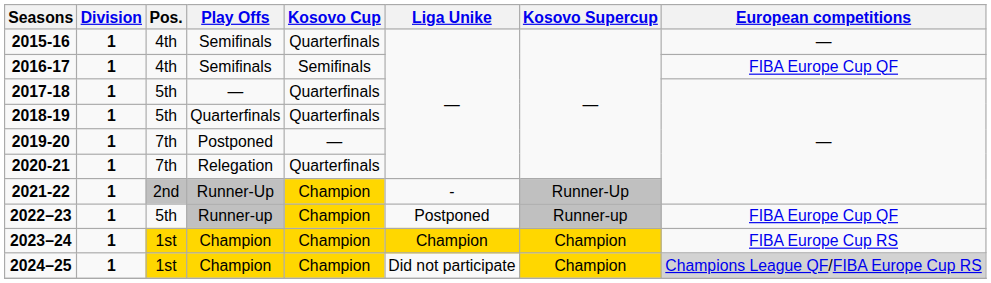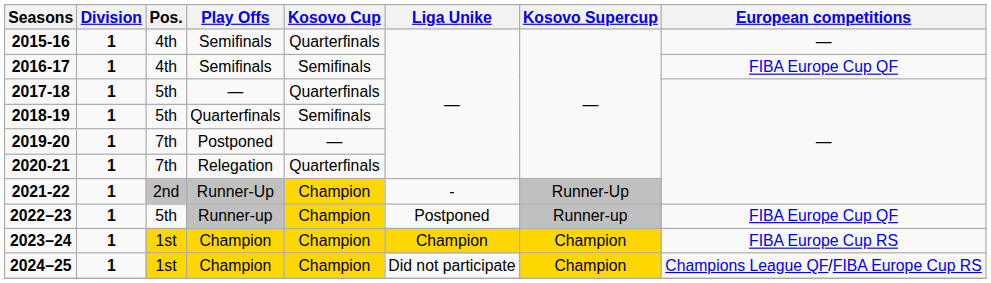(334, 116) Quarterfinals -> (334, 116) Semifinals
(824, 265) lightgrey background -> (824, 265) no background
